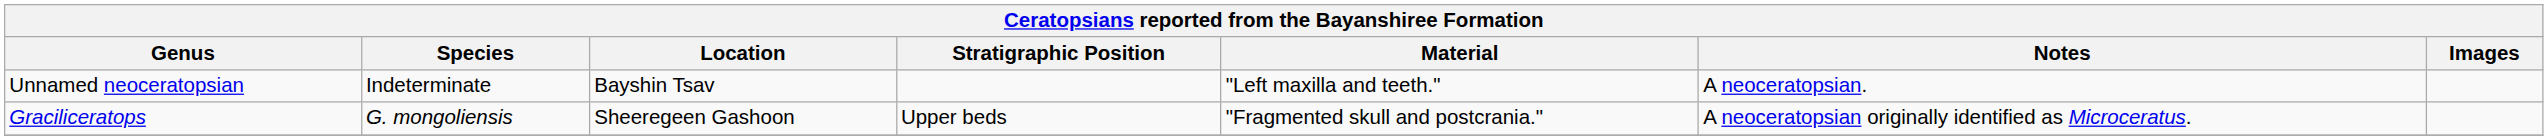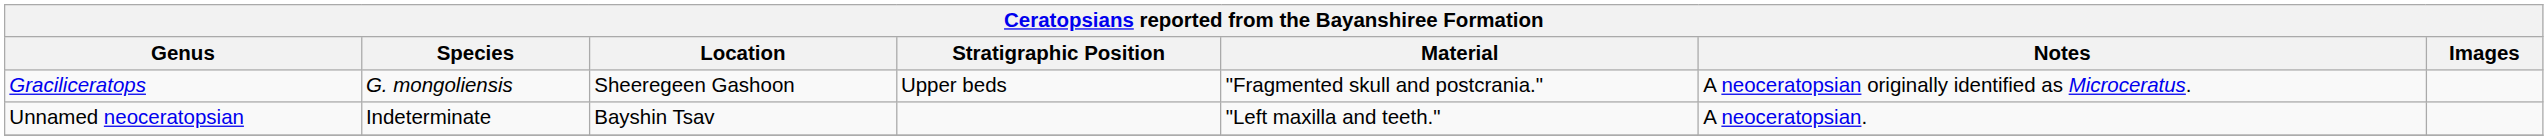rows swapped: (78, 118) <-> (127, 85)
